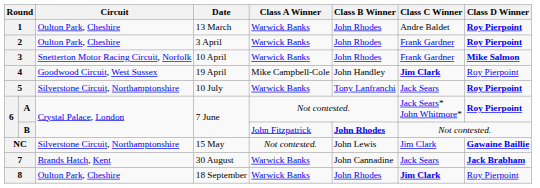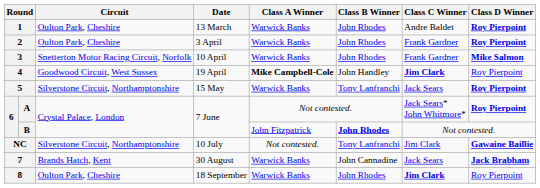(290, 72) normal -> (292, 72) bold
(209, 88) 10 July -> (210, 88) 15 May
(210, 144) 15 May -> (209, 144) 10 July
(355, 144) John Lewis -> (369, 144) Tony Lanfranchi
